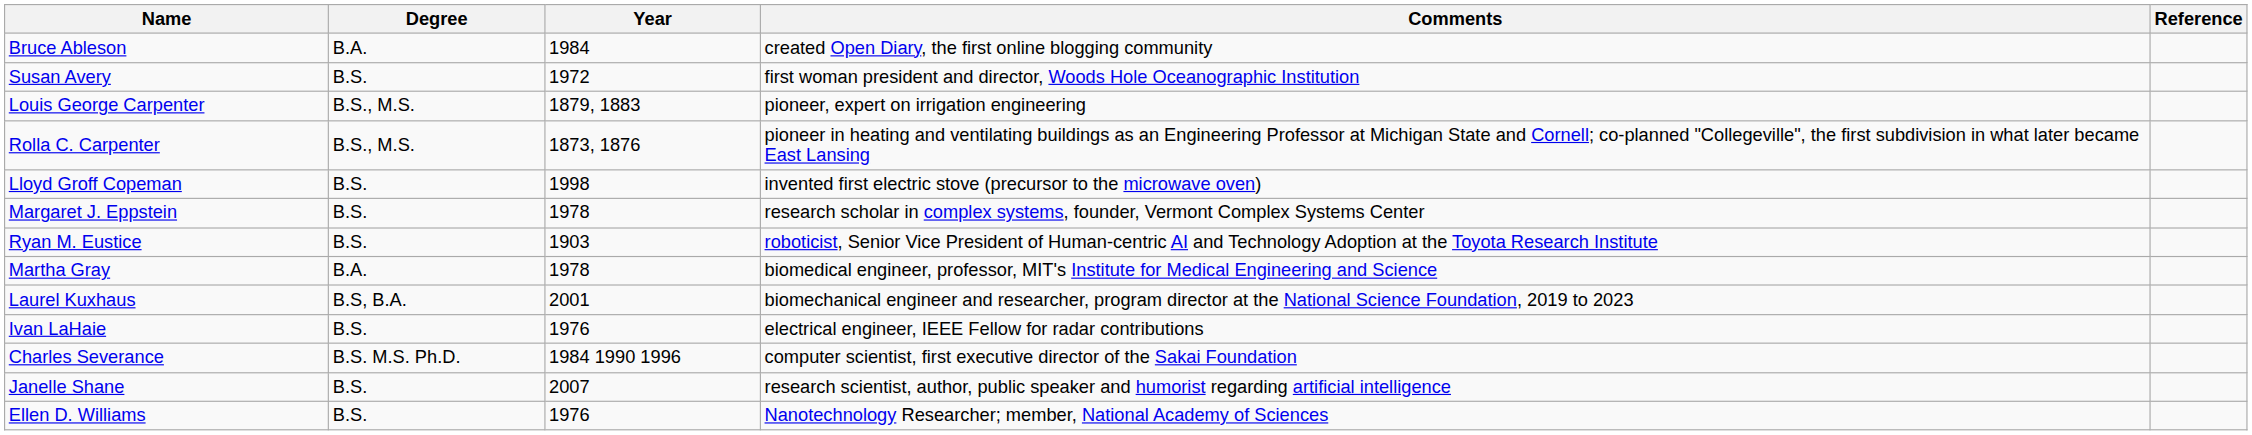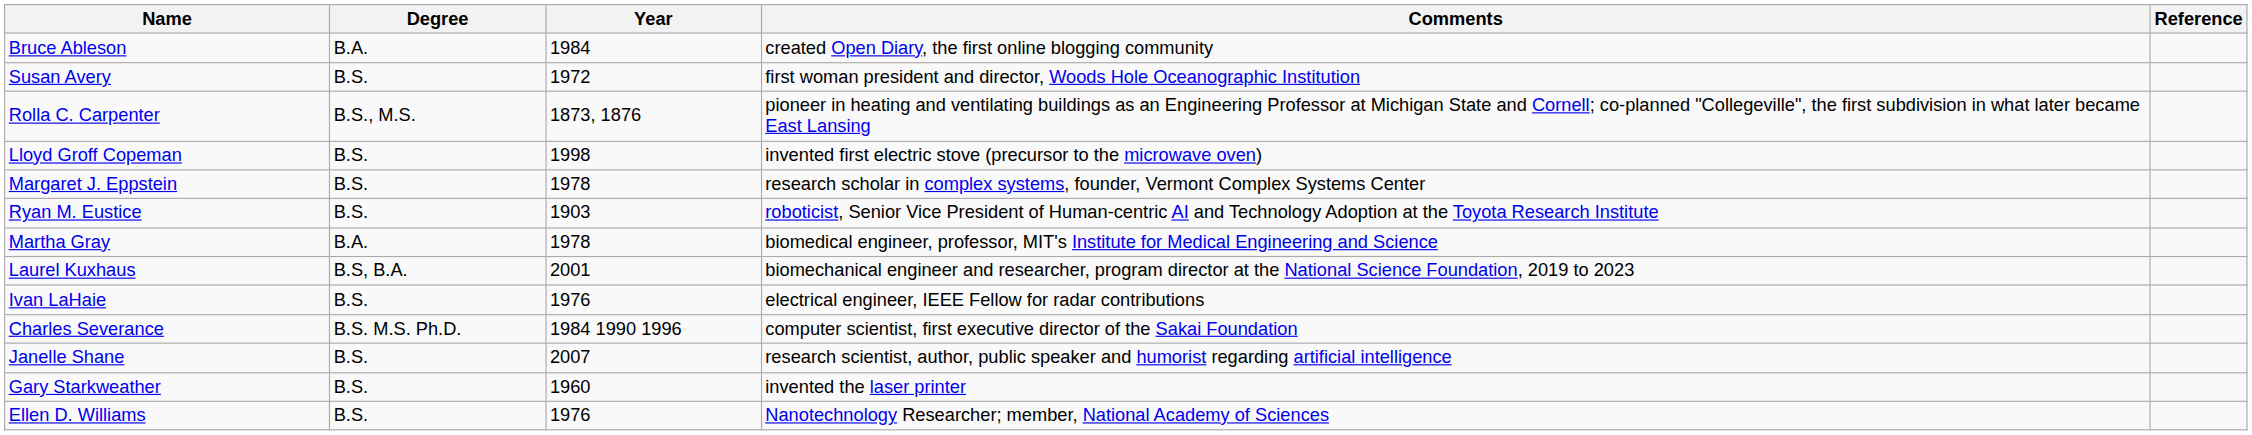- row: (107, 105)
+ row: (85, 386)
